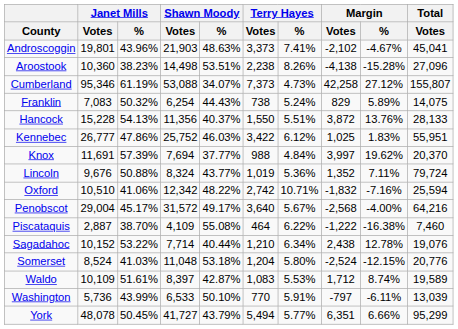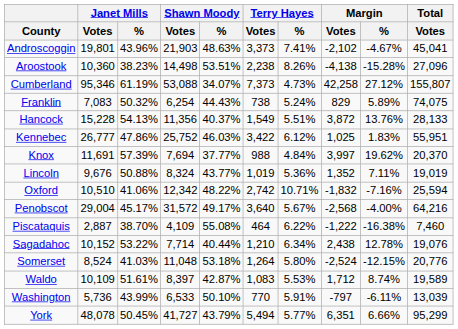(430, 102) 14,075 -> (430, 102) 74,075
(261, 119) 1,550 -> (261, 119) 1,549
(430, 173) 79,724 -> (430, 173) 19,019
(261, 262) 1,204 -> (261, 262) 1,264
